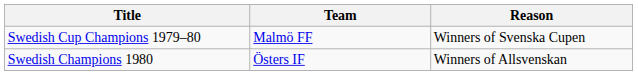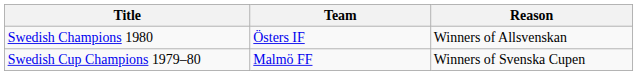rows swapped: (80, 59) <-> (104, 37)
